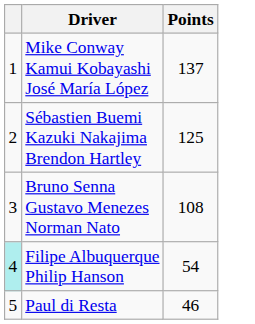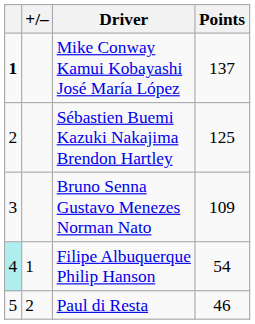+ column: (37, 18)
(13, 68) normal -> (13, 68) bold
(191, 207) 108 -> (222, 207) 109
